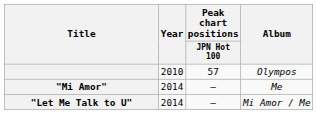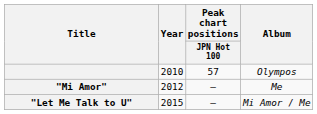(172, 87) 2014 -> (172, 87) 2012
(172, 102) 2014 -> (172, 102) 2015
